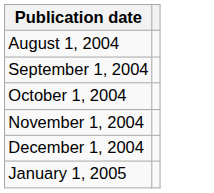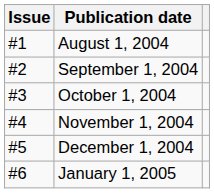+ column: (29, 17)
